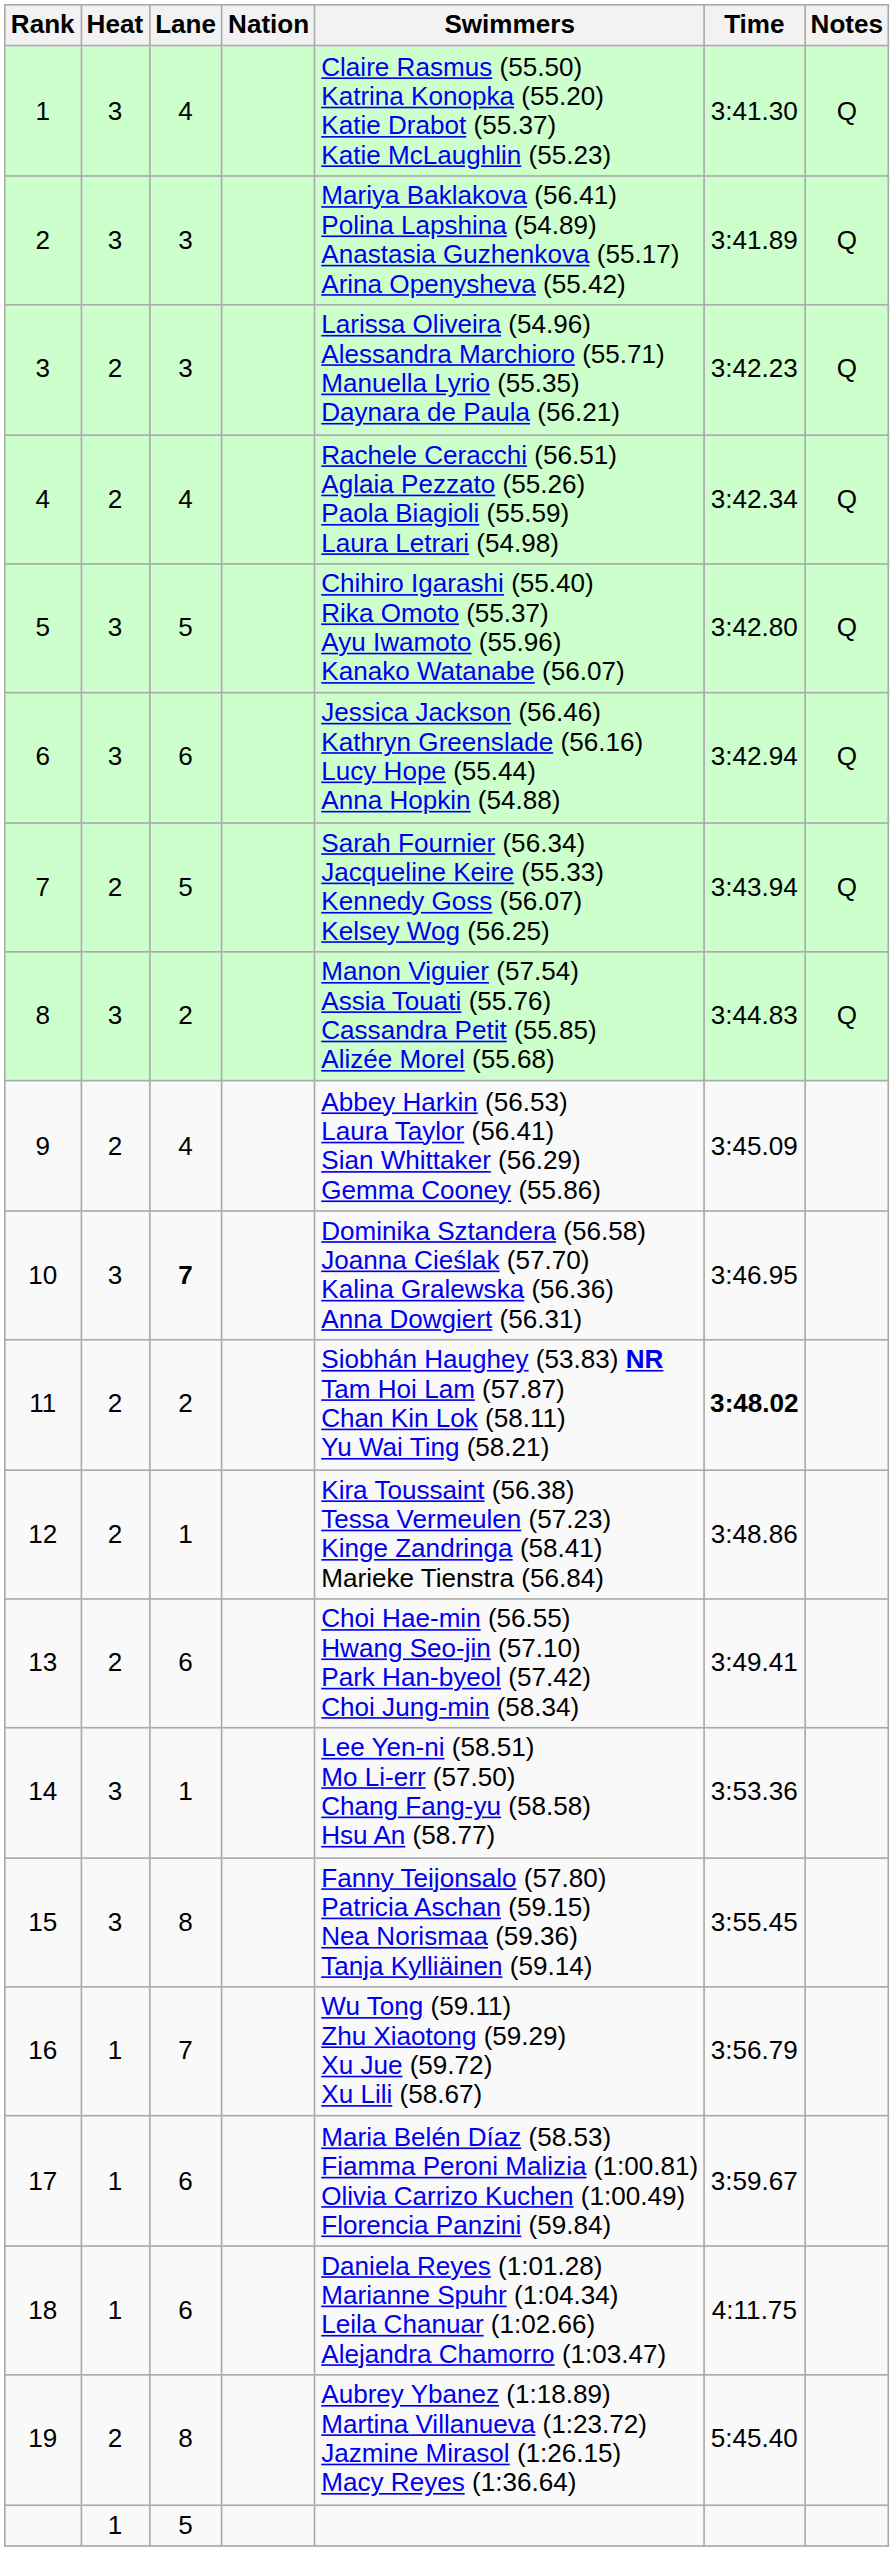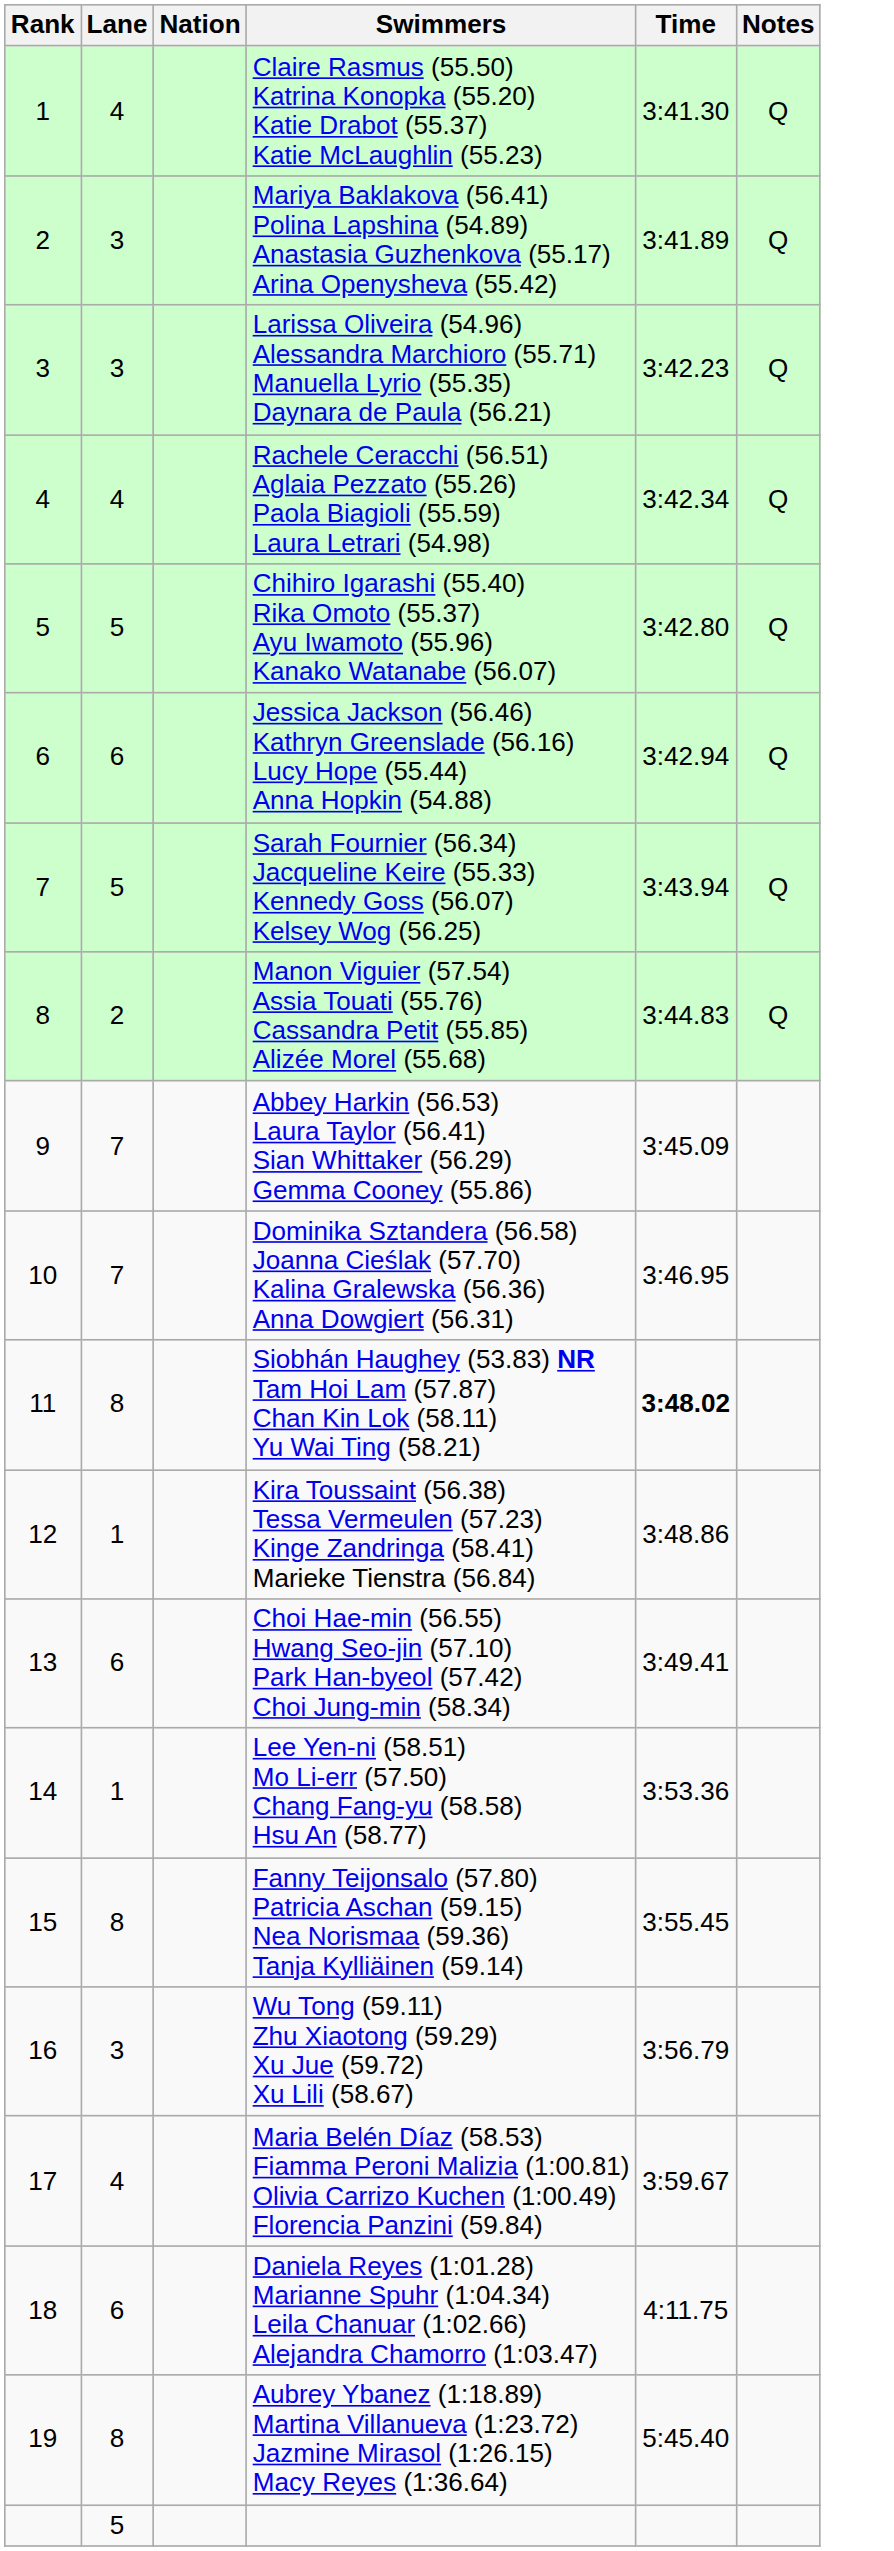- column: (115, 25)
(186, 1145) 4 -> (117, 1145) 7
(186, 1274) bold -> (117, 1274) normal
(186, 1404) 2 -> (117, 1404) 8
(186, 2051) 7 -> (117, 2051) 3
(186, 2180) 6 -> (117, 2180) 4
